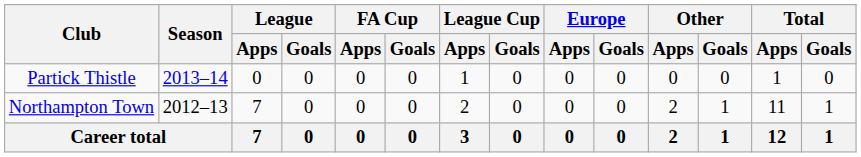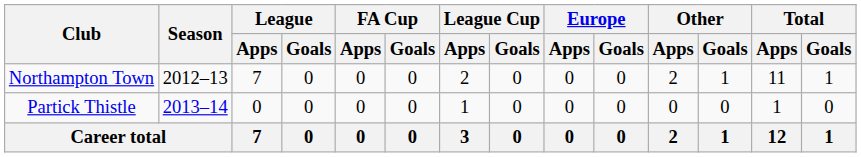rows swapped: (82, 107) <-> (82, 78)
